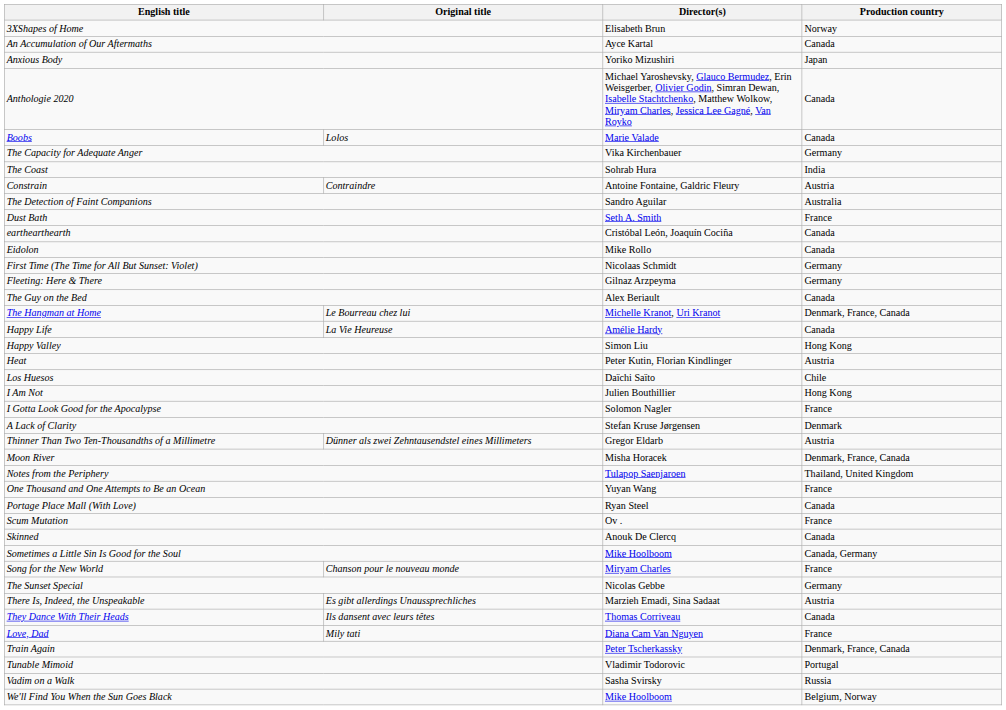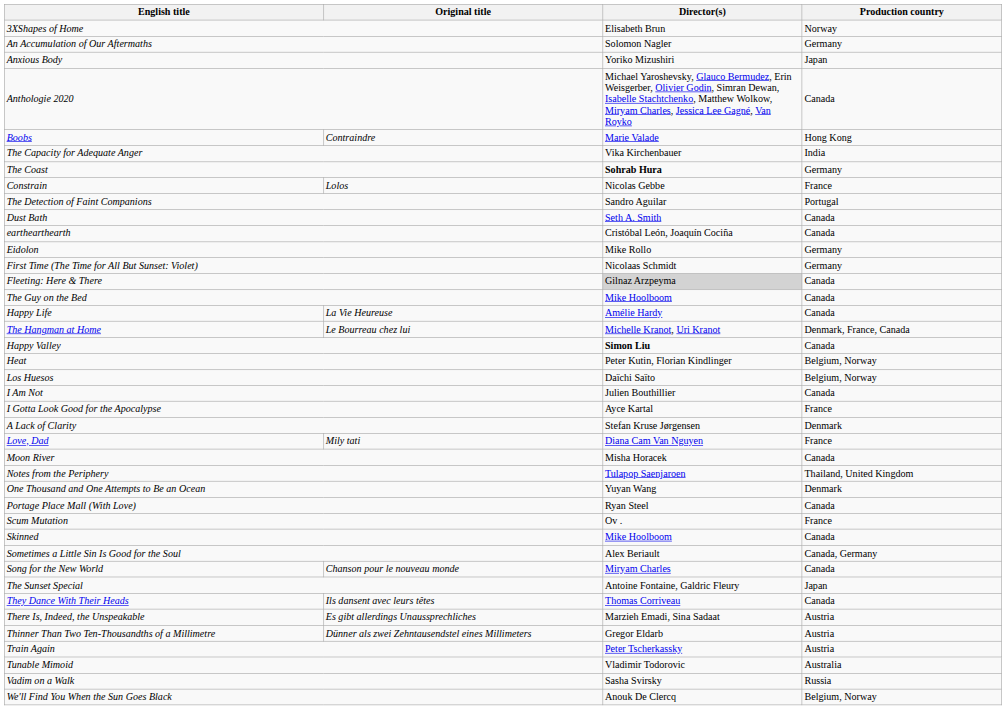(629, 44) Ayce Kartal -> (638, 44) Solomon Nagler
(820, 44) Canada -> (823, 44) Germany
(337, 137) Lolos -> (350, 137) Contraindre
(820, 137) Canada -> (828, 137) Hong Kong
(823, 153) Germany -> (815, 153) India
(631, 169) normal -> (633, 169) bold
(815, 169) India -> (823, 169) Germany
(350, 185) Contraindre -> (337, 185) Lolos
(672, 185) Antoine Fontaine, Galdric Fleury -> (635, 185) Nicolas Gebbe
(819, 185) Austria -> (818, 185) France
(823, 201) Australia -> (822, 201) Portugal
(818, 217) France -> (820, 217) Canada
(820, 249) Canada -> (823, 249) Germany
(640, 281) no background -> (640, 281) lightgrey background
(823, 281) Germany -> (820, 281) Canada
(632, 297) Alex Beriault -> (638, 297) Mike Hoolboom
rows swapped: (54, 313) <-> (29, 329)
(626, 345) normal -> (628, 345) bold
(828, 345) Hong Kong -> (820, 345) Canada
(819, 361) Austria -> (841, 361) Belgium, Norway
(815, 377) Chile -> (841, 377) Belgium, Norway
(828, 393) Hong Kong -> (820, 393) Canada
(638, 409) Solomon Nagler -> (629, 409) Ayce Kartal
rows swapped: (28, 633) <-> (111, 441)
(857, 457) Denmark, France, Canada -> (820, 457) Canada
(818, 489) France -> (823, 489) Denmark
(641, 537) Anouk De Clercq -> (638, 537) Mike Hoolboom
(638, 553) Mike Hoolboom -> (632, 553) Alex Beriault
(818, 569) France -> (820, 569) Canada
(635, 585) Nicolas Gebbe -> (672, 585) Antoine Fontaine, Galdric Fleury
(823, 585) Germany -> (816, 585) Japan
rows swapped: (76, 601) <-> (68, 617)
(857, 649) Denmark, France, Canada -> (819, 649) Austria
(822, 665) Portugal -> (823, 665) Australia
(638, 697) Mike Hoolboom -> (641, 697) Anouk De Clercq
